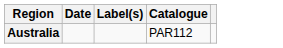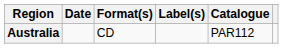+ column: (125, 14)
